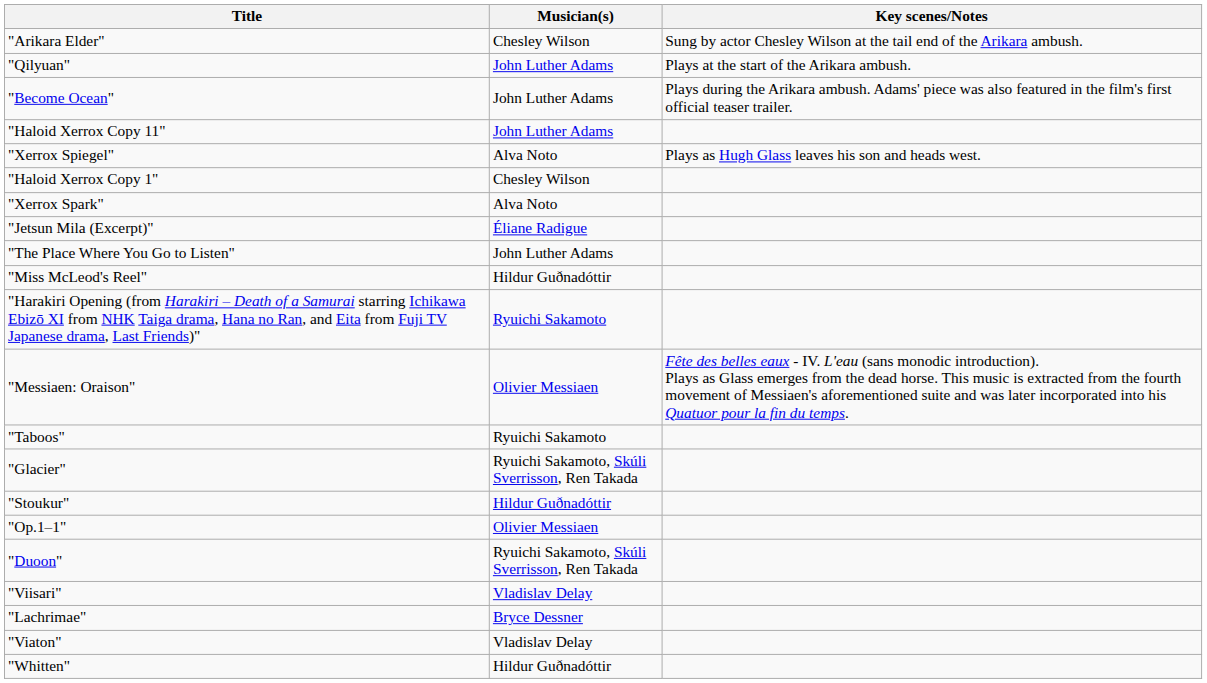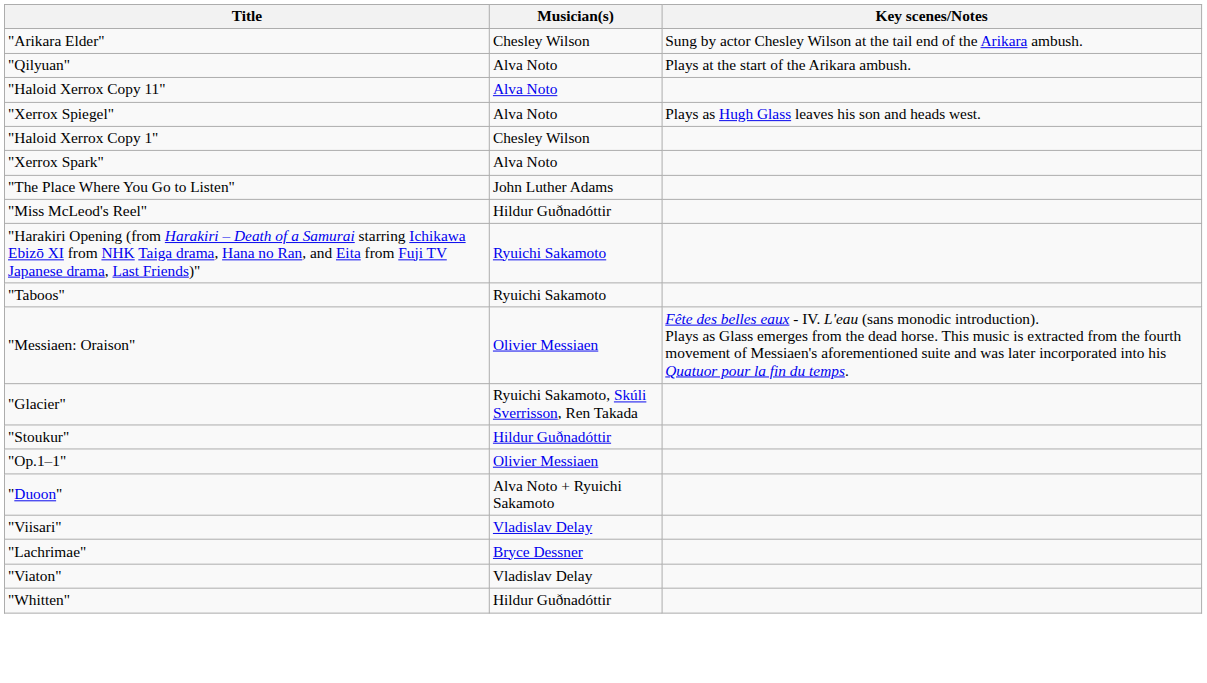(553, 65) John Luther Adams -> (525, 65) Alva Noto
- row: (61, 98)
(553, 131) John Luther Adams -> (525, 89) Alva Noto
- row: (81, 228)
rows swapped: (72, 386) <-> (36, 437)
(570, 560) Ryuichi Sakamoto, Skúli Sverrisson, Ren Takada -> (557, 494) Alva Noto + Ryuichi Sakamoto
